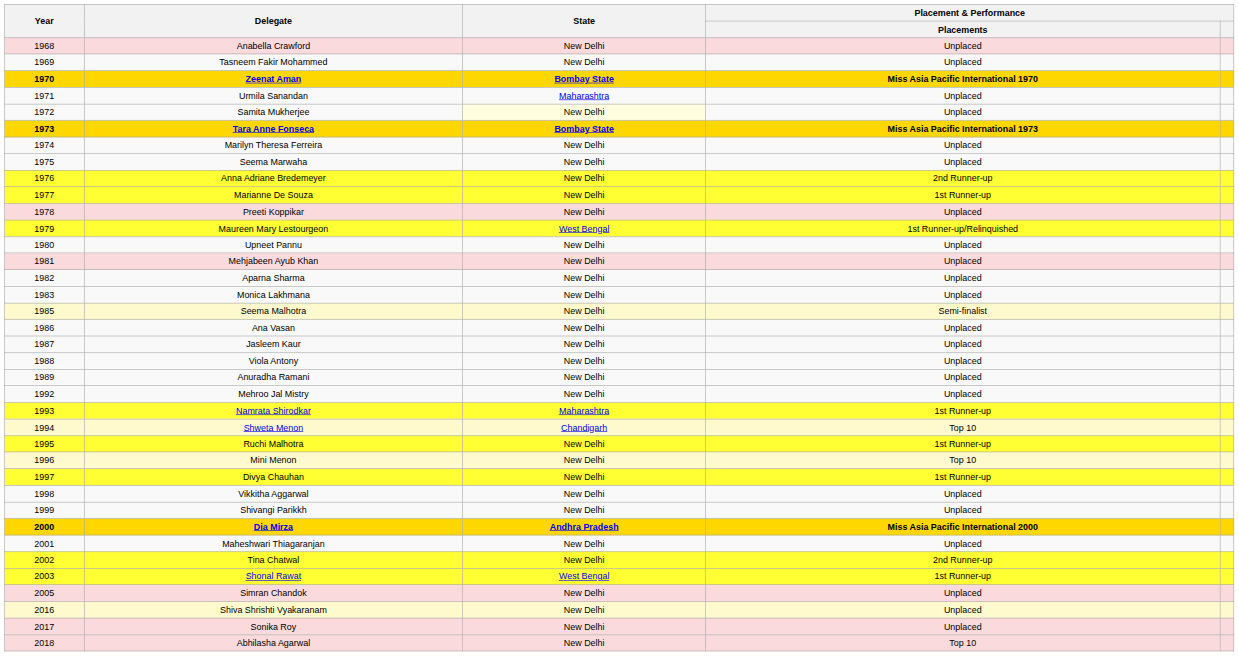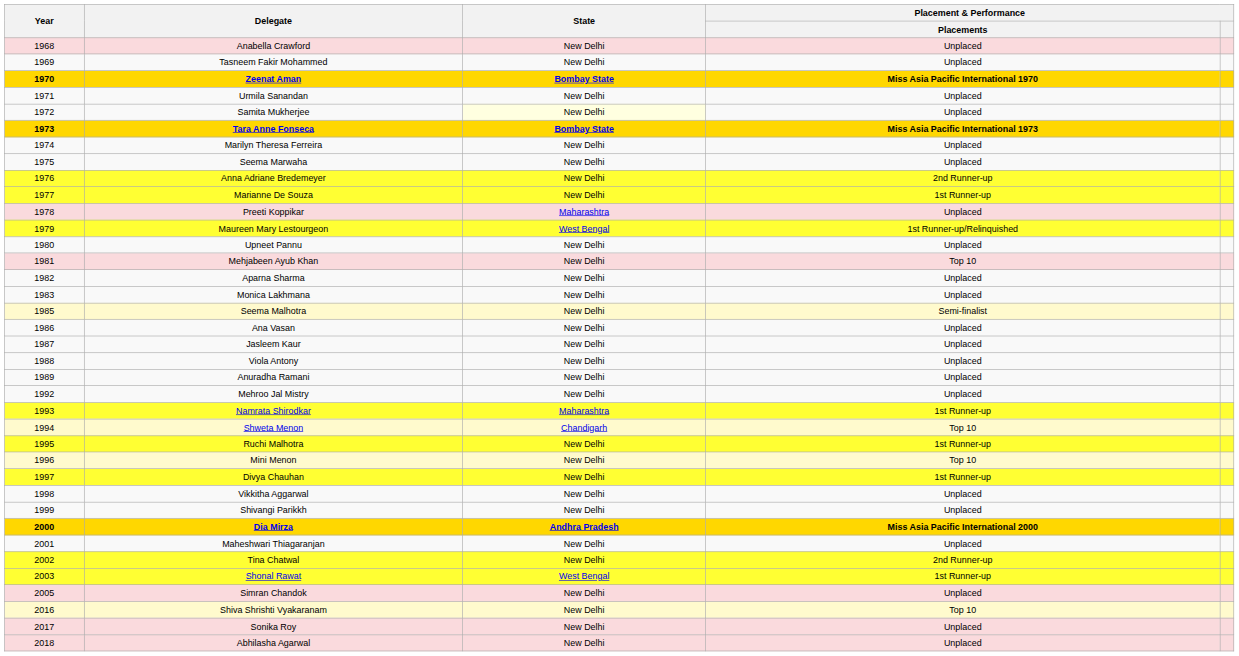(584, 96) Maharashtra -> (584, 96) New Delhi
(584, 212) New Delhi -> (584, 212) Maharashtra
(963, 262) Unplaced -> (963, 262) Top 10
(963, 610) Unplaced -> (963, 610) Top 10
(963, 643) Top 10 -> (963, 643) Unplaced
